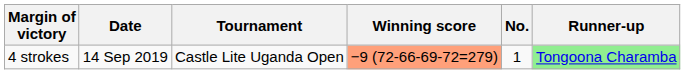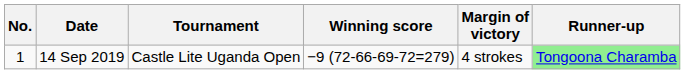columns swapped: (517, 25) <-> (42, 25)
(424, 57) lightsalmon background -> (381, 57) no background
